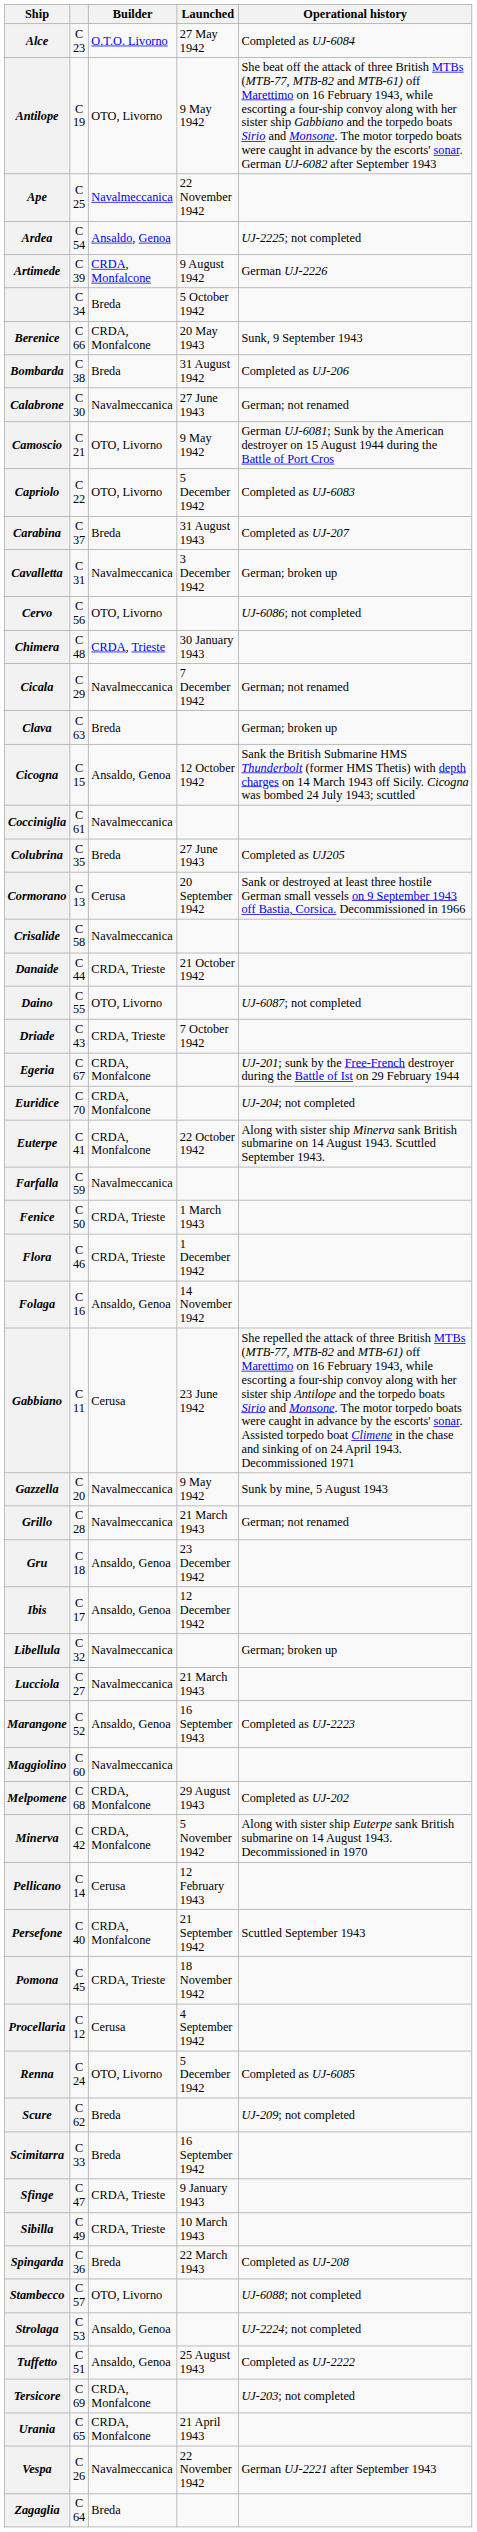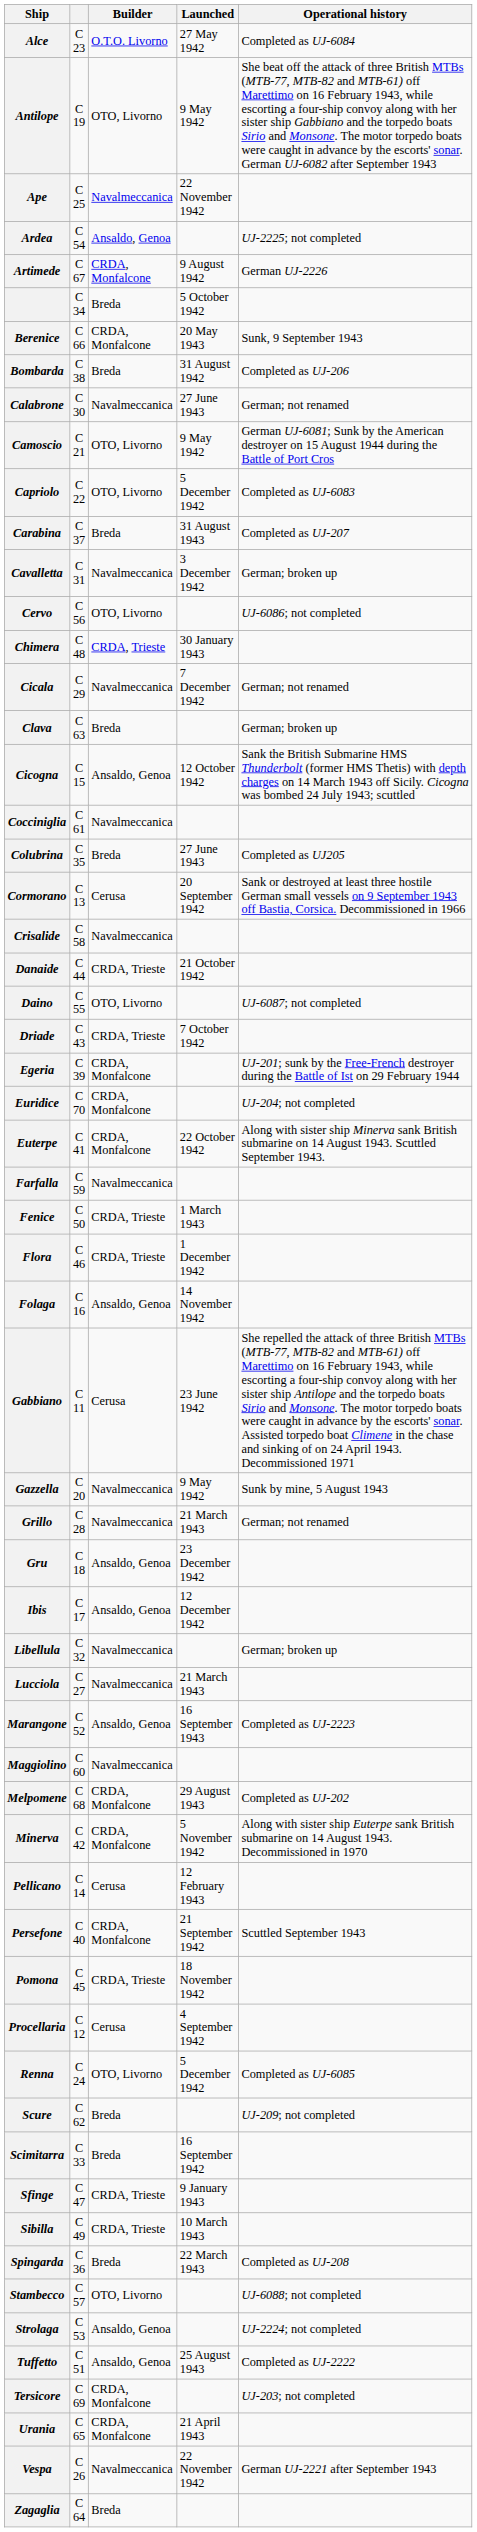(79, 271) C 39 -> (79, 271) C 67
(79, 1069) C 67 -> (79, 1069) C 39
